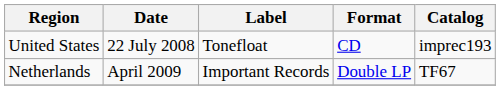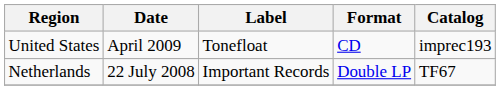(151, 44) 22 July 2008 -> (144, 44) April 2009
(144, 71) April 2009 -> (151, 71) 22 July 2008
